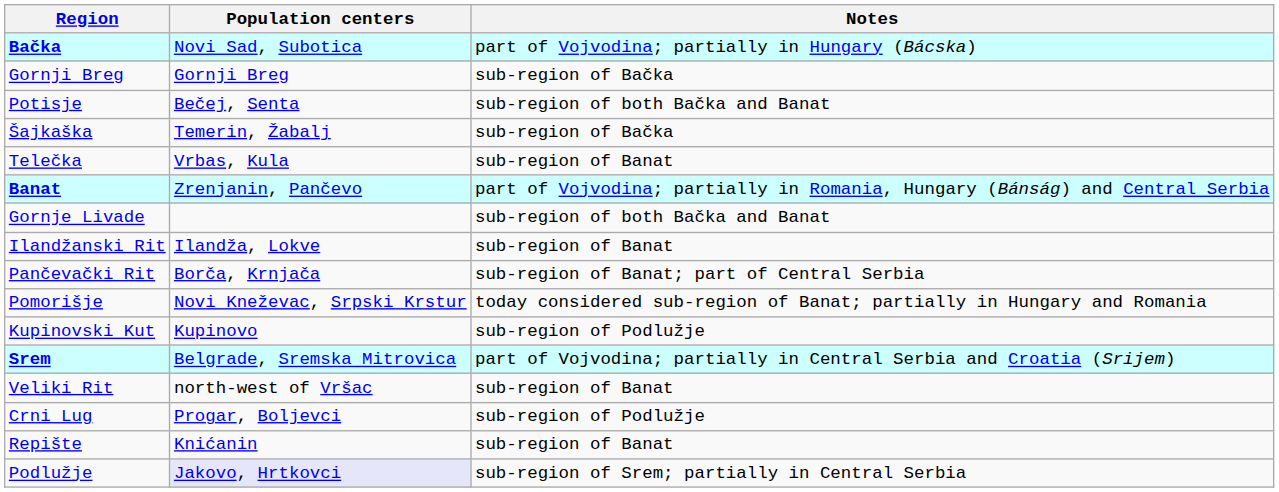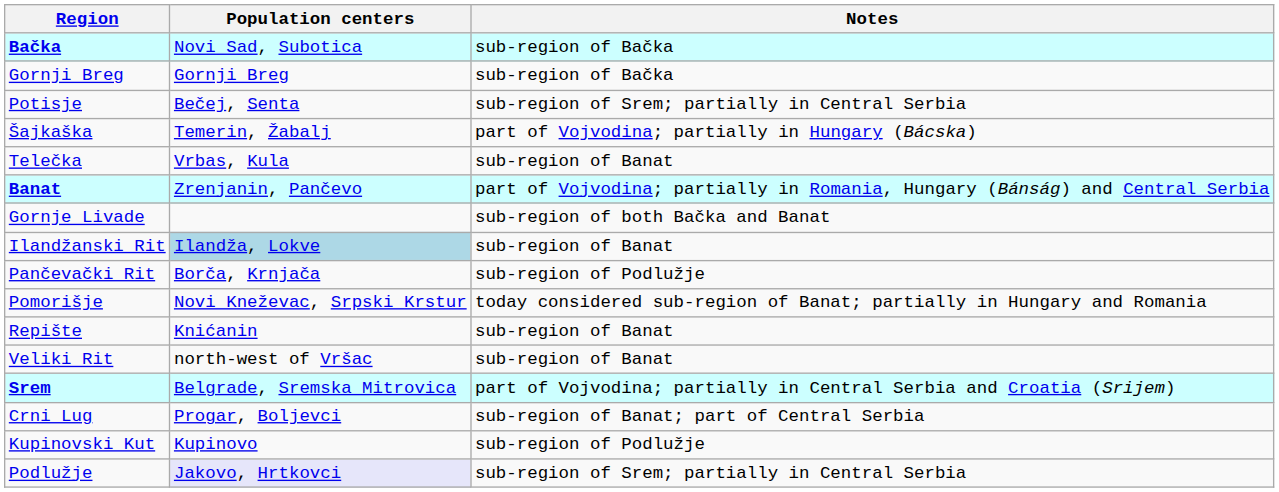(726, 47) part of Vojvodina; partially in Hungary (Bácska) -> (574, 47) sub-region of Bačka
(653, 104) sub-region of both Bačka and Banat -> (721, 104) sub-region of Srem; partially in Central Serbia
(574, 132) sub-region of Bačka -> (726, 132) part of Vojvodina; partially in Hungary (Bácska)
(247, 246) no background -> (247, 246) lightblue background
(700, 274) sub-region of Banat; part of Central Serbia -> (590, 274) sub-region of Podlužje
rows swapped: (45, 445) <-> (82, 331)
rows swapped: (61, 388) <-> (30, 360)
(590, 416) sub-region of Podlužje -> (700, 416) sub-region of Banat; part of Central Serbia
